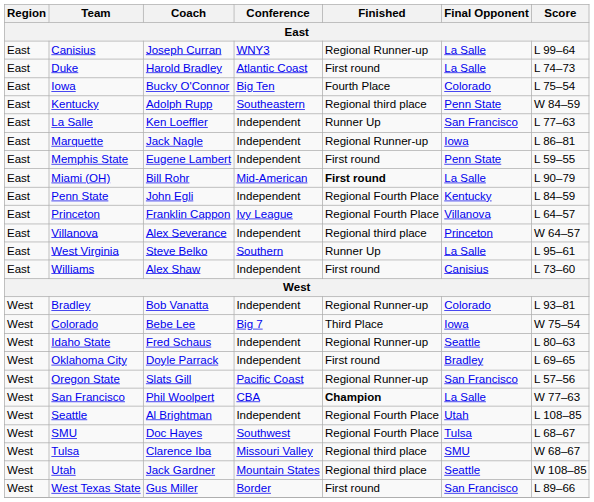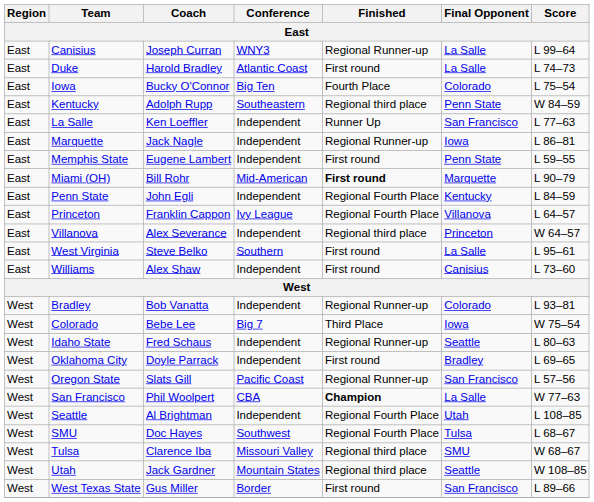(465, 178) La Salle -> (470, 178) Marquette
(353, 251) Runner Up -> (352, 251) First round
